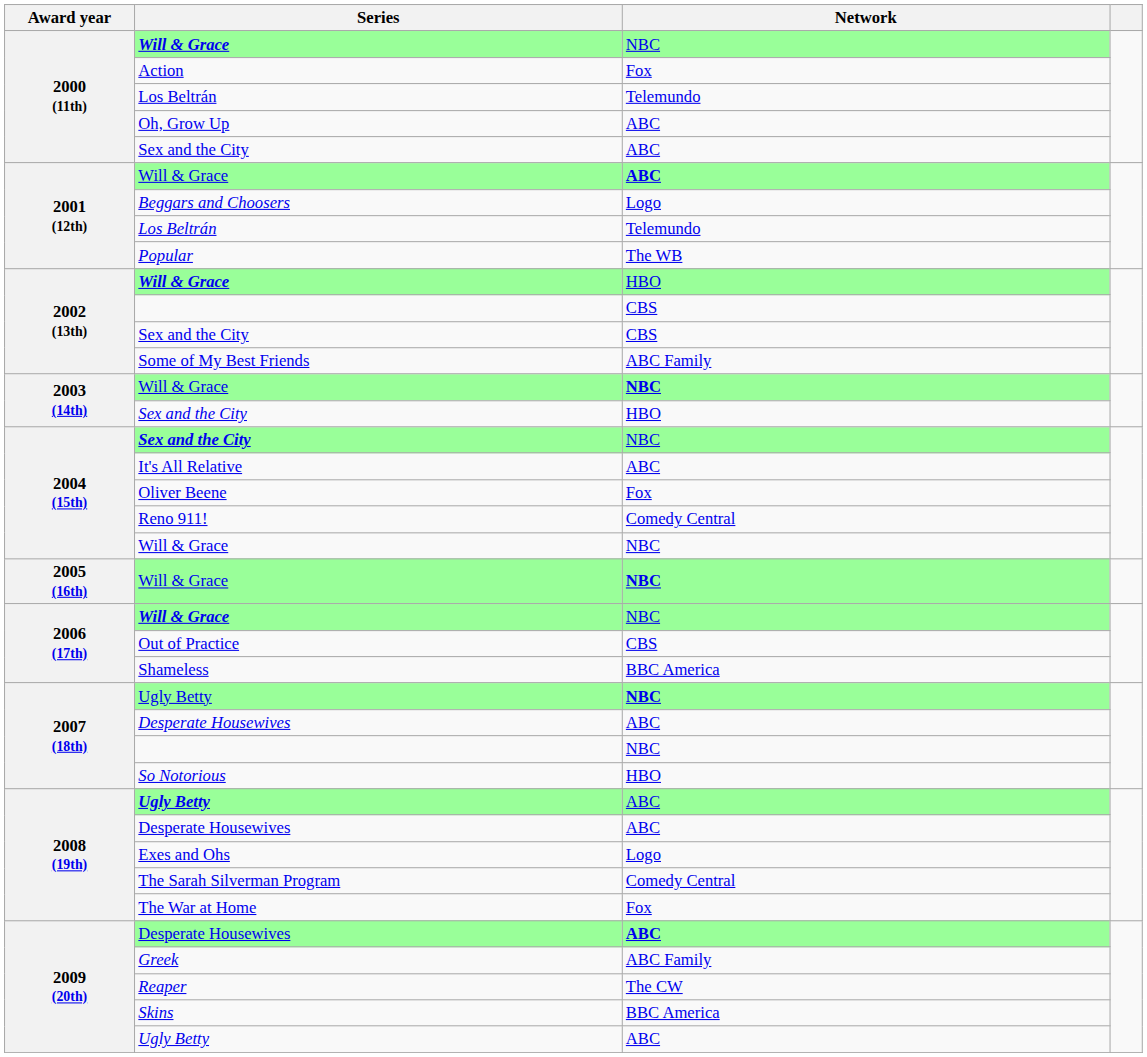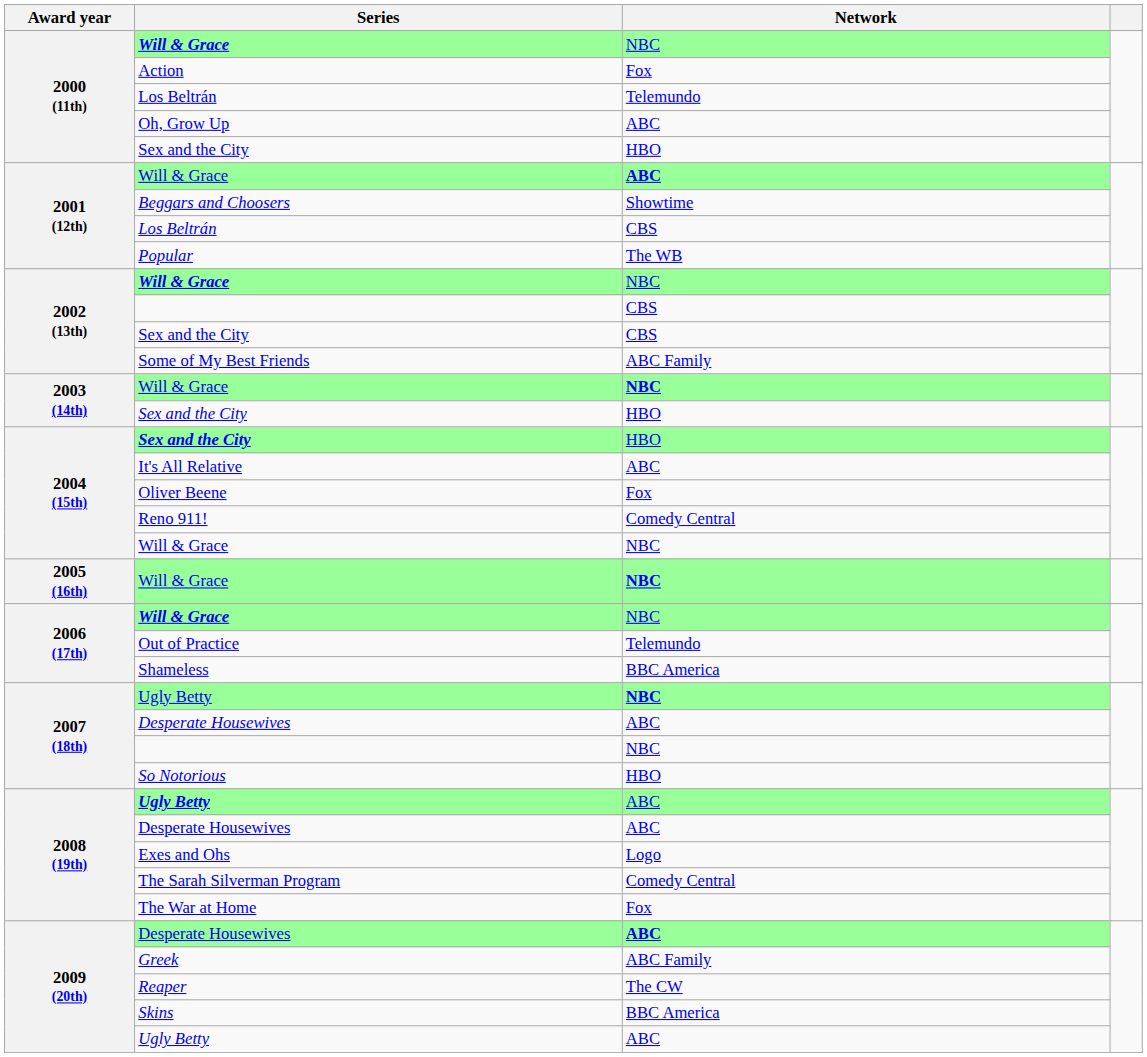(643, 149) ABC -> (643, 149) HBO
(643, 202) Logo -> (660, 202) Showtime
(663, 228) Telemundo -> (642, 228) CBS
(643, 281) HBO -> (643, 281) NBC
(643, 439) NBC -> (643, 439) HBO
(642, 643) CBS -> (663, 643) Telemundo
